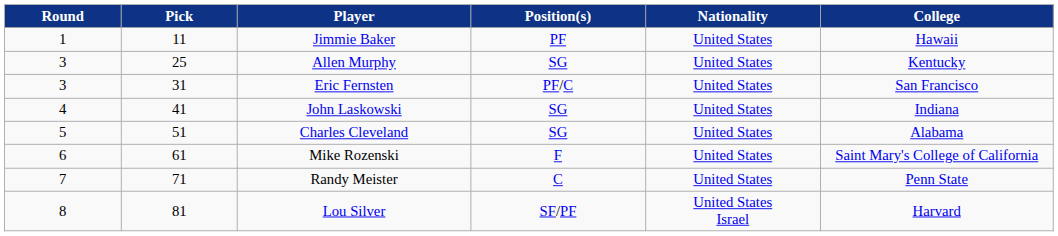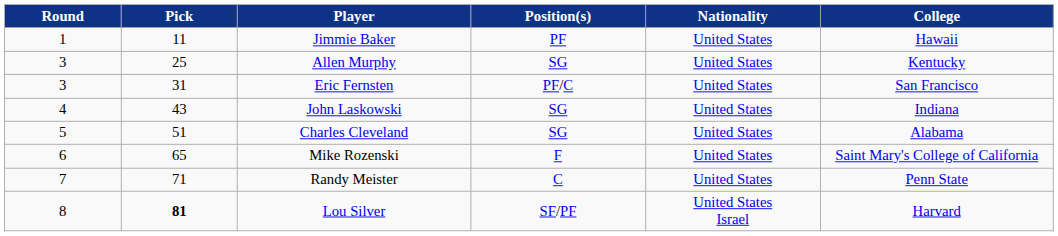(179, 109) 41 -> (179, 109) 43
(179, 156) 61 -> (179, 156) 65
(179, 211) normal -> (179, 211) bold
